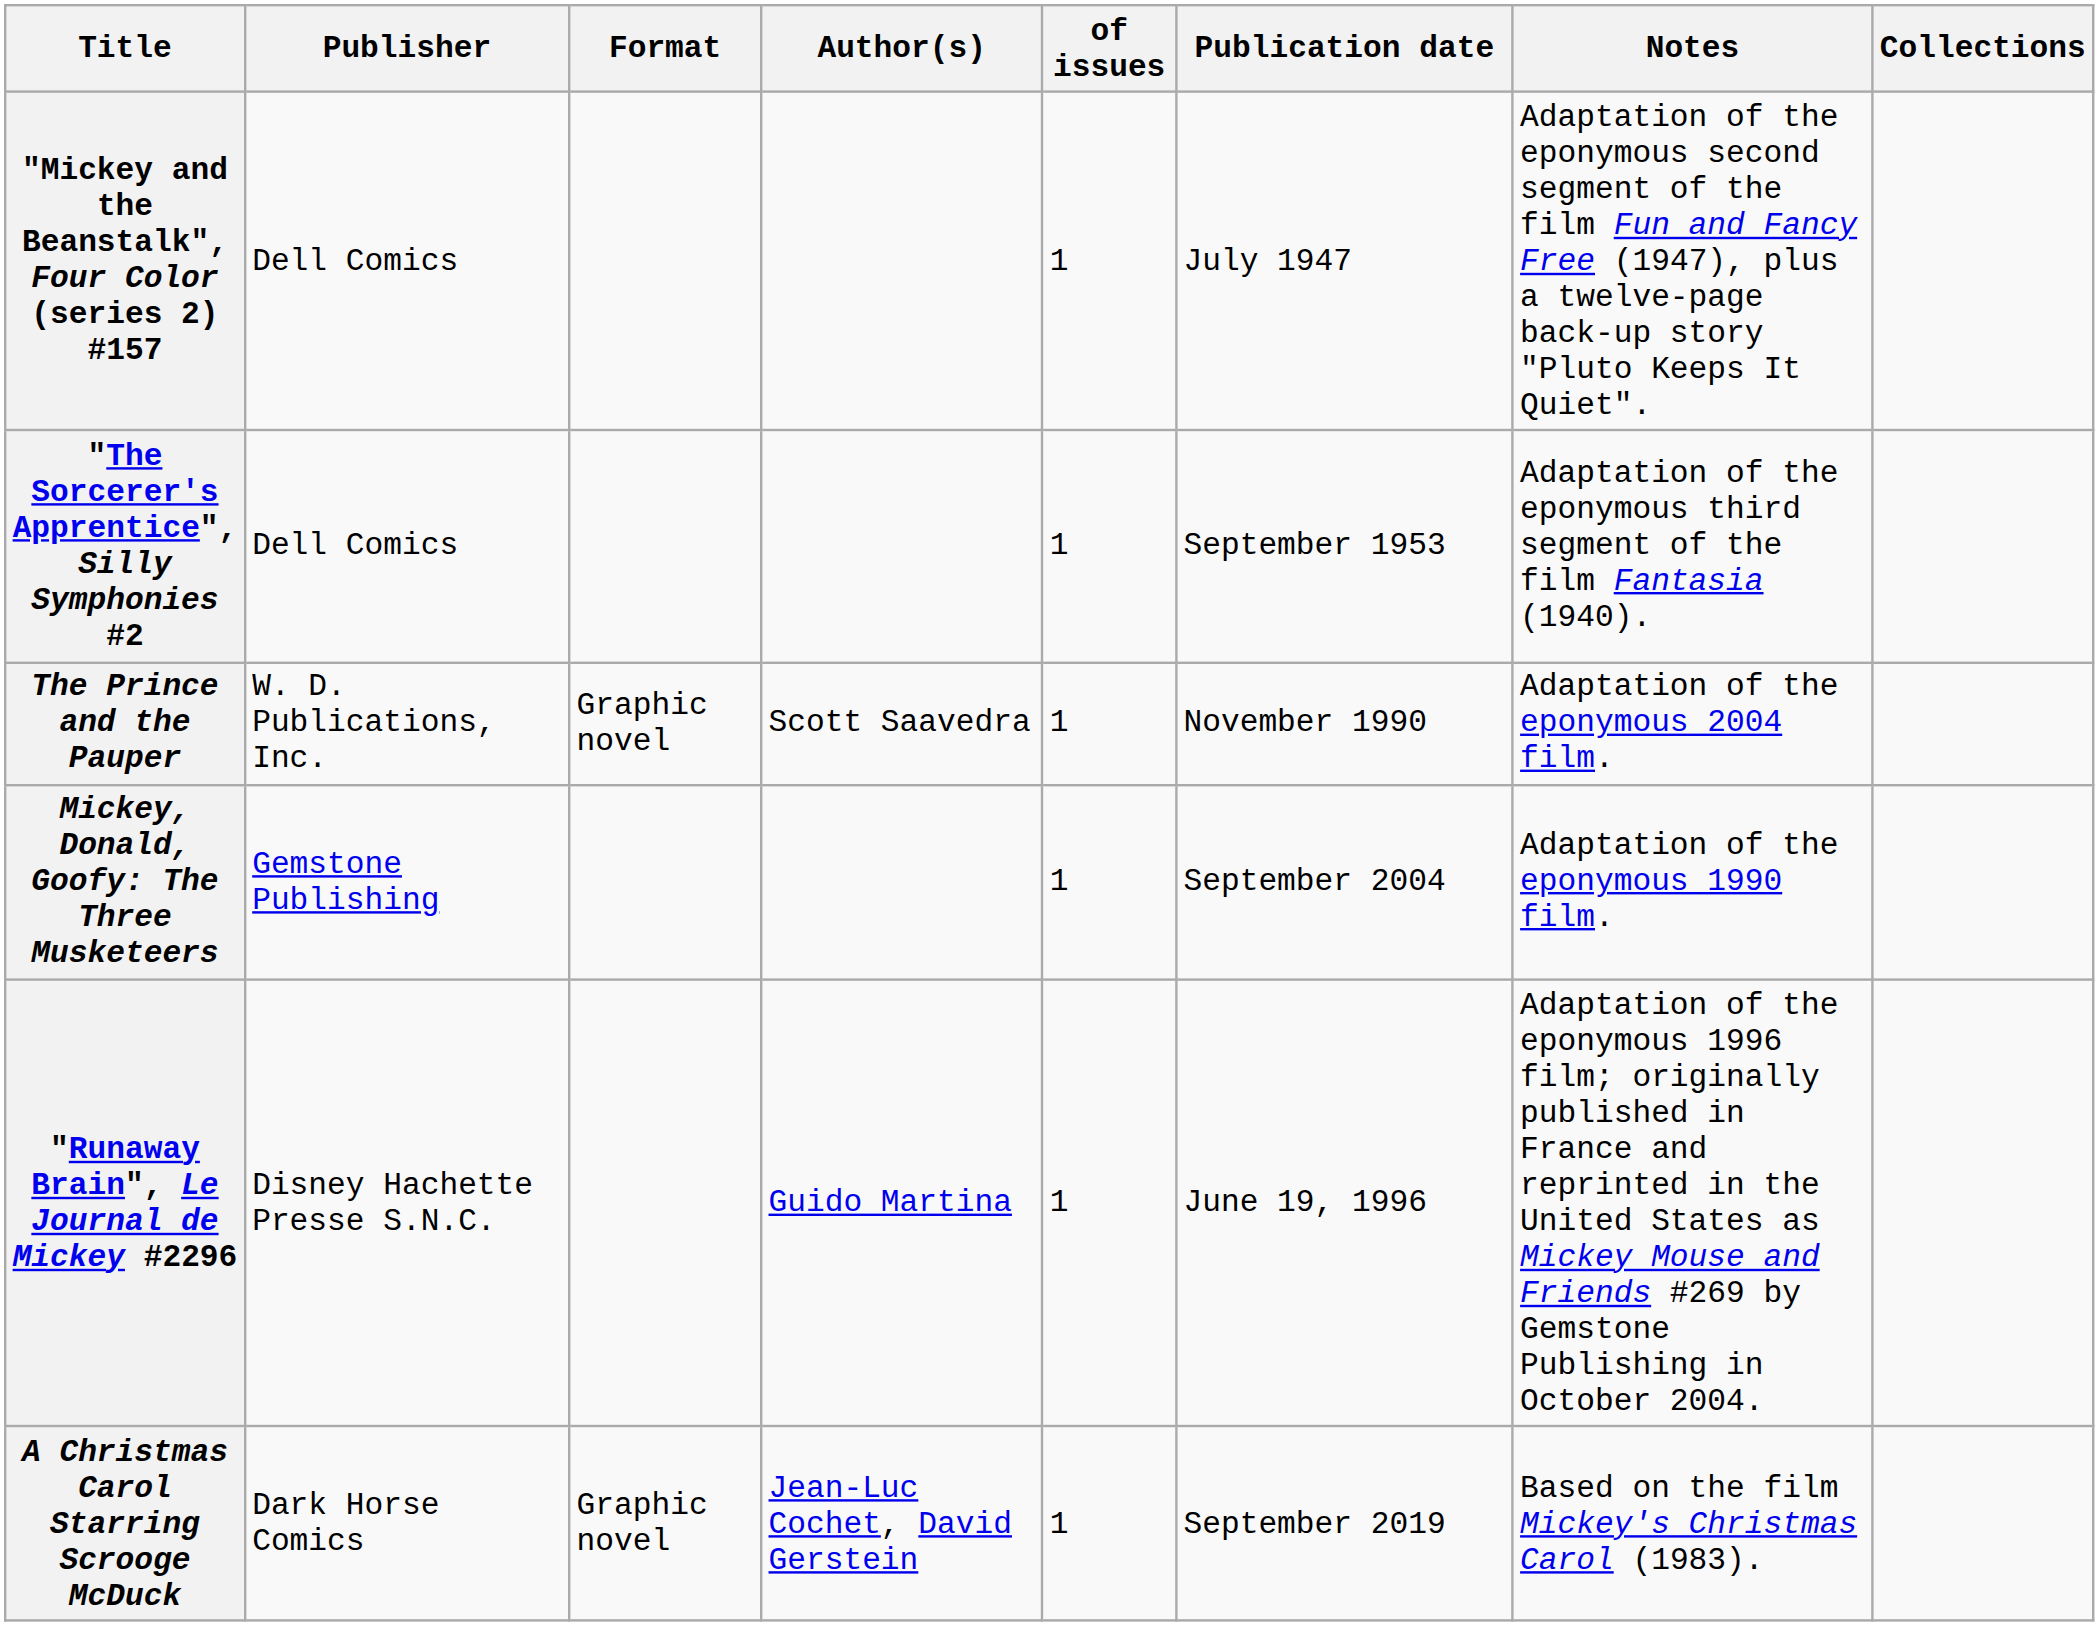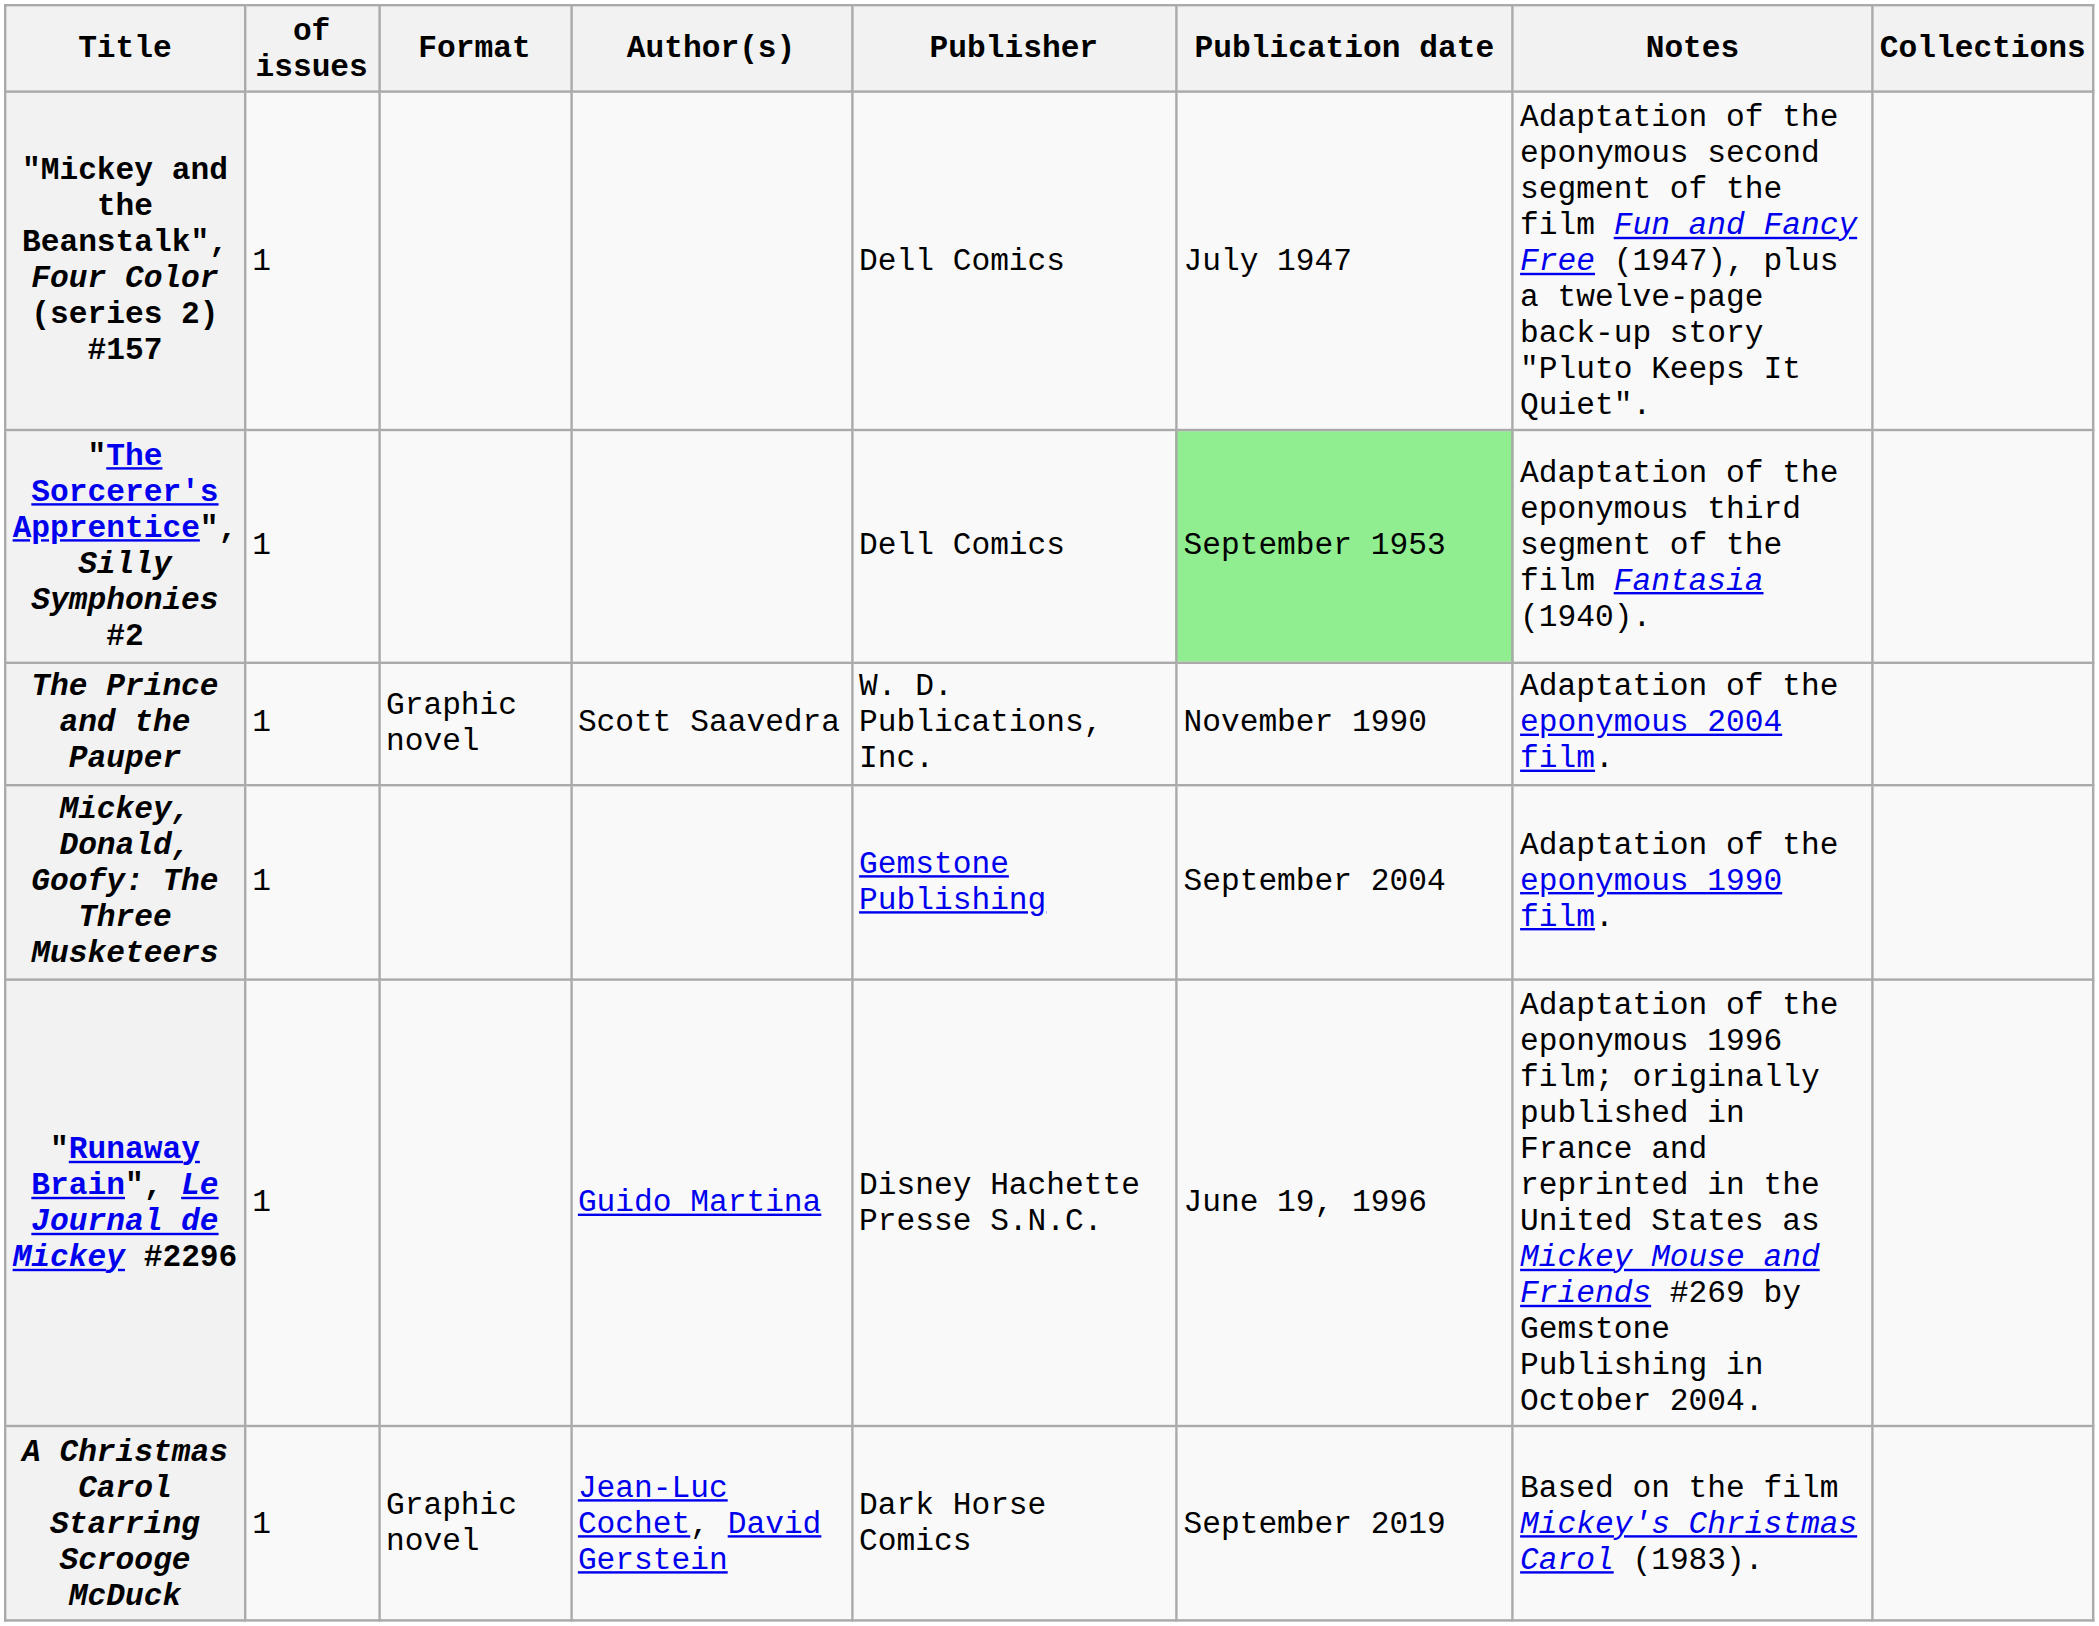columns swapped: (1109, 49) <-> (407, 49)
(1315, 546) no background -> (1315, 546) lightgreen background
